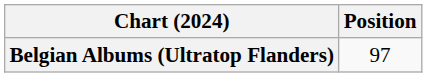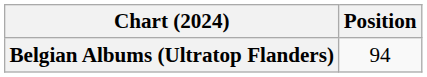(380, 54) 97 -> (380, 54) 94
